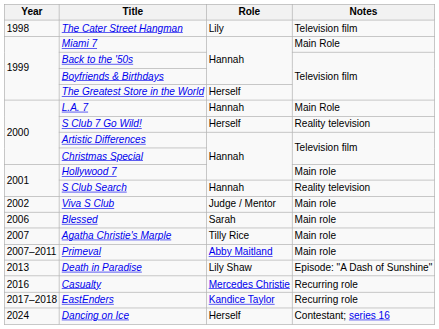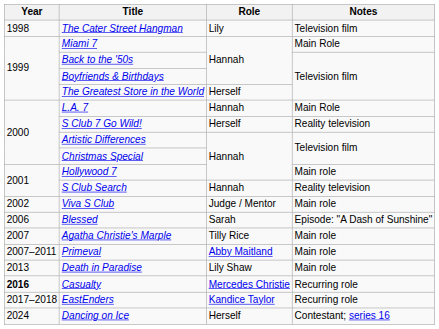(315, 220) Main role -> (363, 220) Episode: "A Dash of Sunshine"
(363, 268) Episode: "A Dash of Sunshine" -> (315, 268) Main role
(18, 284) normal -> (18, 284) bold
